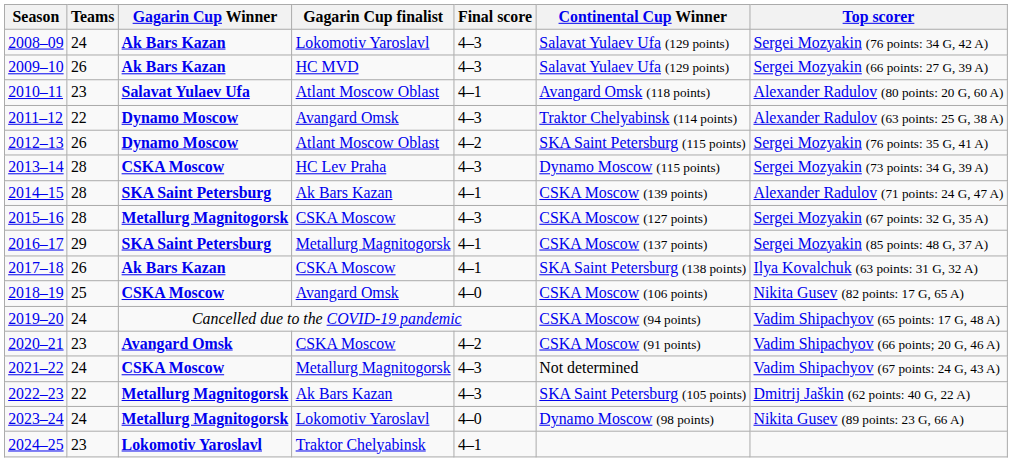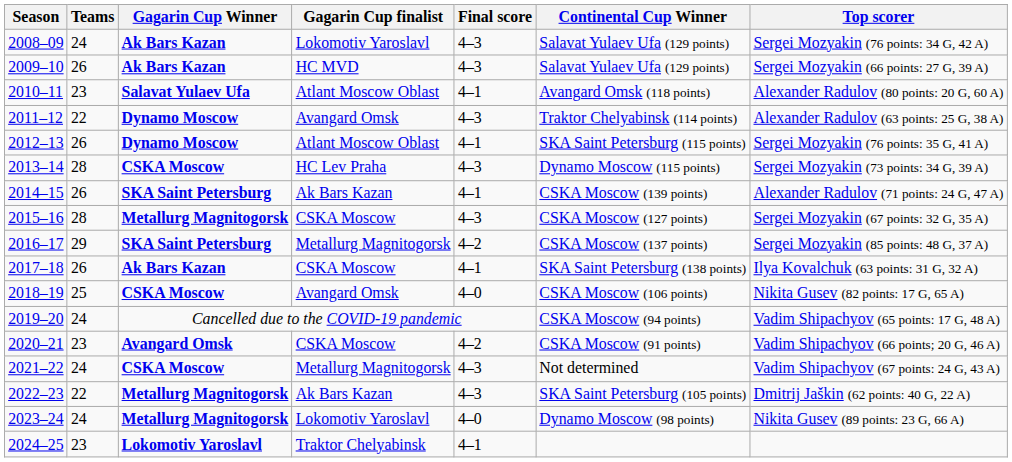(470, 142) 4–2 -> (470, 142) 4–1
(79, 192) 28 -> (79, 192) 26
(470, 243) 4–1 -> (470, 243) 4–2
